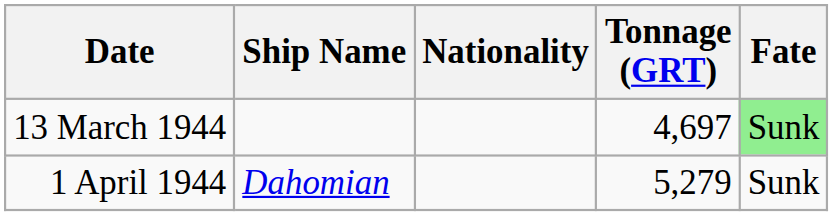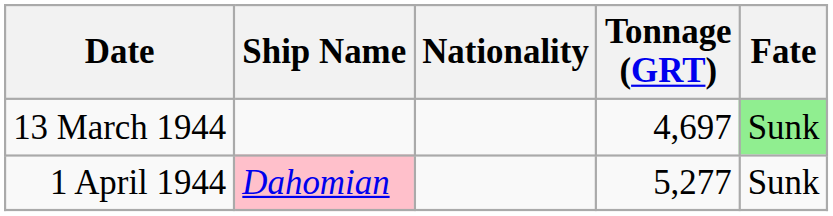(316, 182) no background -> (316, 182) pink background
(692, 182) 5,279 -> (692, 182) 5,277
